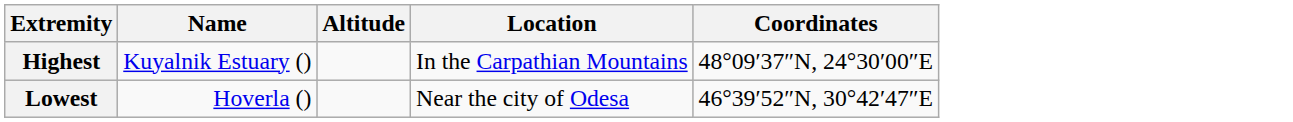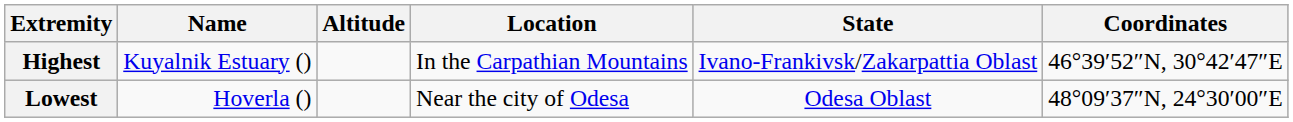+ column: (868, 23)
(816, 60) 48°09′37″N, 24°30′00″E -> (1165, 60) 46°39′52″N, 30°42′47″E
(816, 98) 46°39′52″N, 30°42′47″E -> (1165, 98) 48°09′37″N, 24°30′00″E
